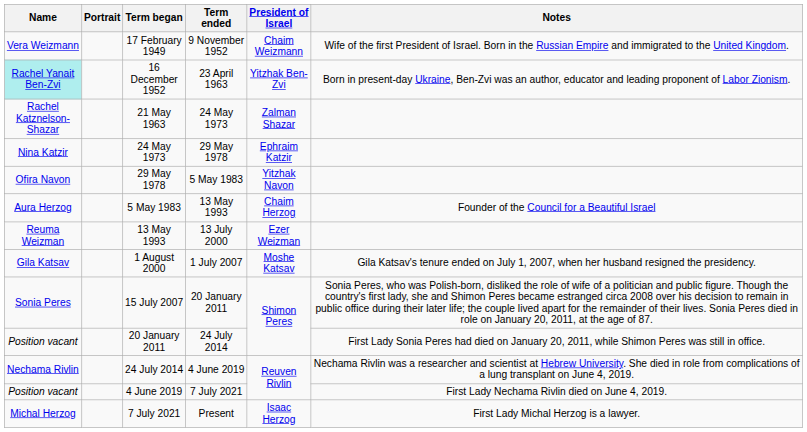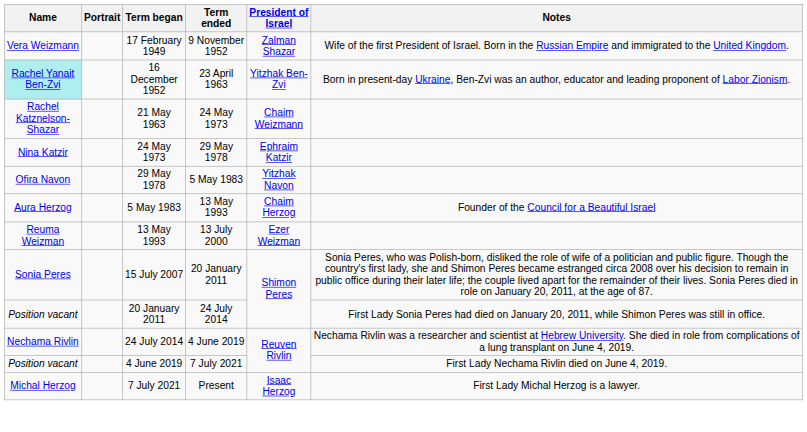(279, 46) Chaim Weizmann -> (279, 46) Zalman Shazar
(279, 118) Zalman Shazar -> (279, 118) Chaim Weizmann
- row: (154, 263)
